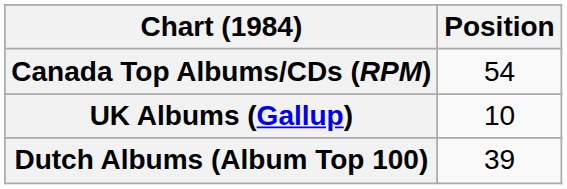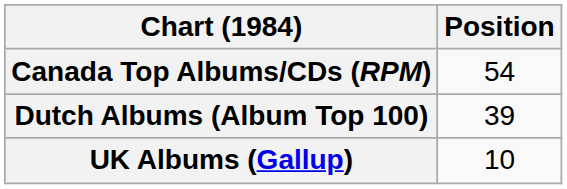rows swapped: (221, 159) <-> (221, 115)
